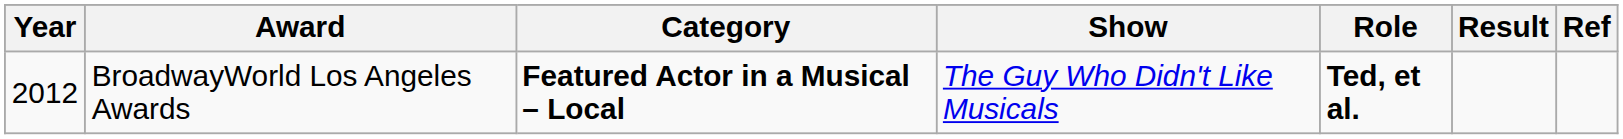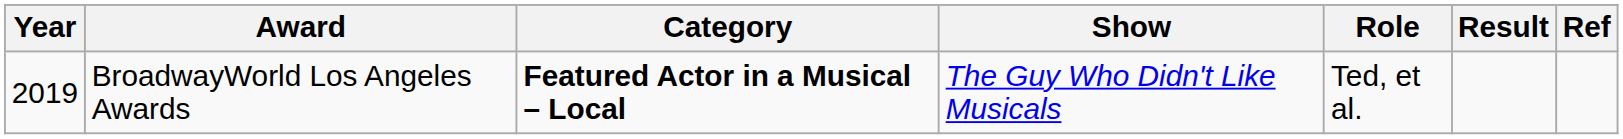(45, 92) 2012 -> (45, 92) 2019
(1374, 92) bold -> (1376, 92) normal
